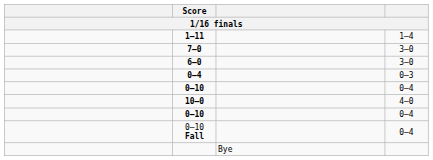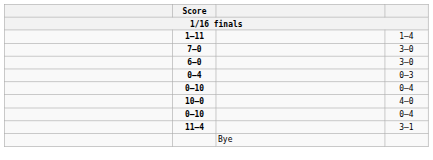- row: (194, 132)
+ row: (194, 127)
